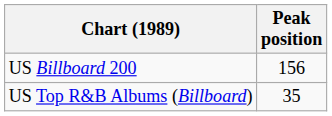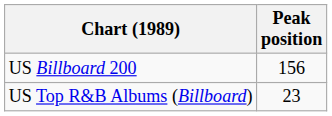(292, 96) 35 -> (292, 96) 23
